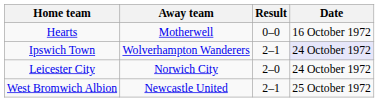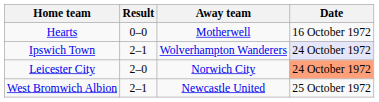columns swapped: (271, 13) <-> (186, 13)
(332, 69) no background -> (332, 69) lightsalmon background
